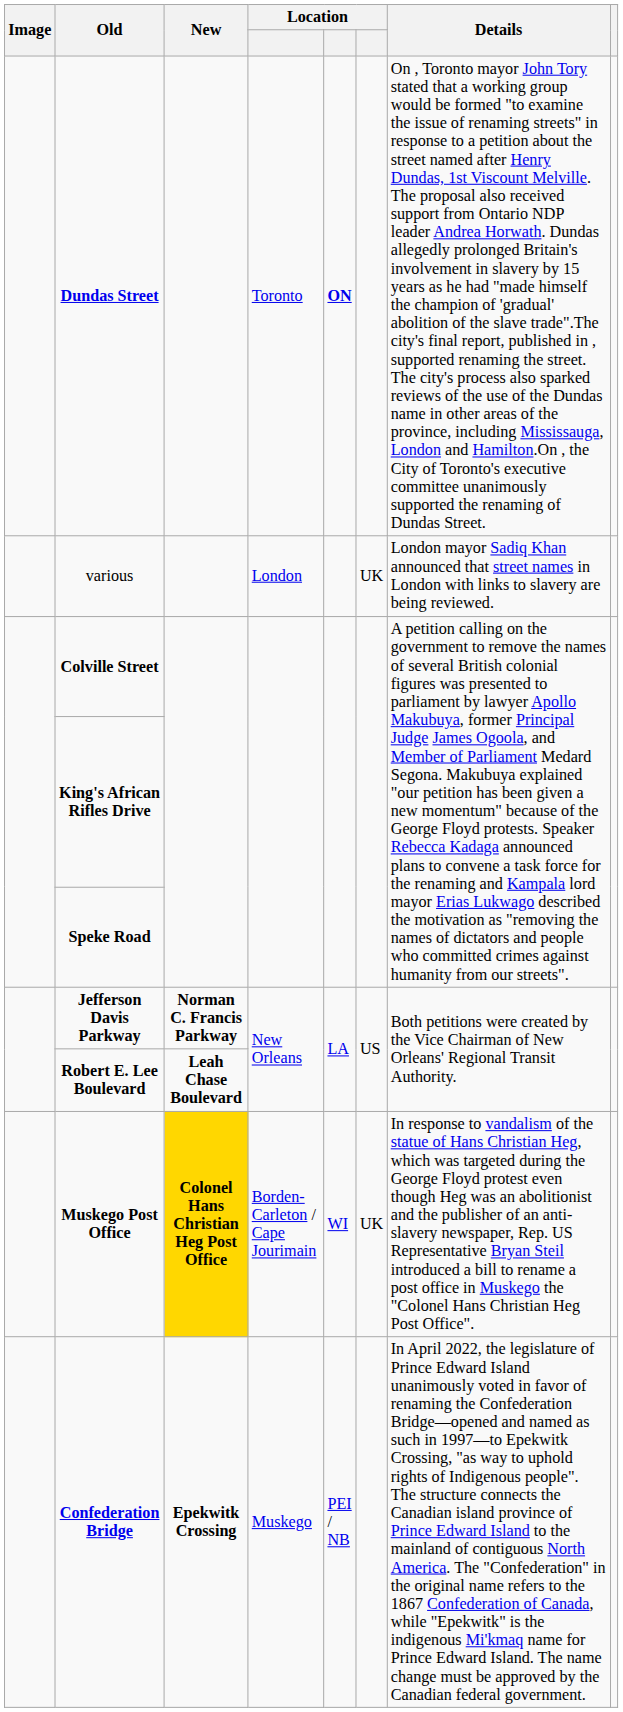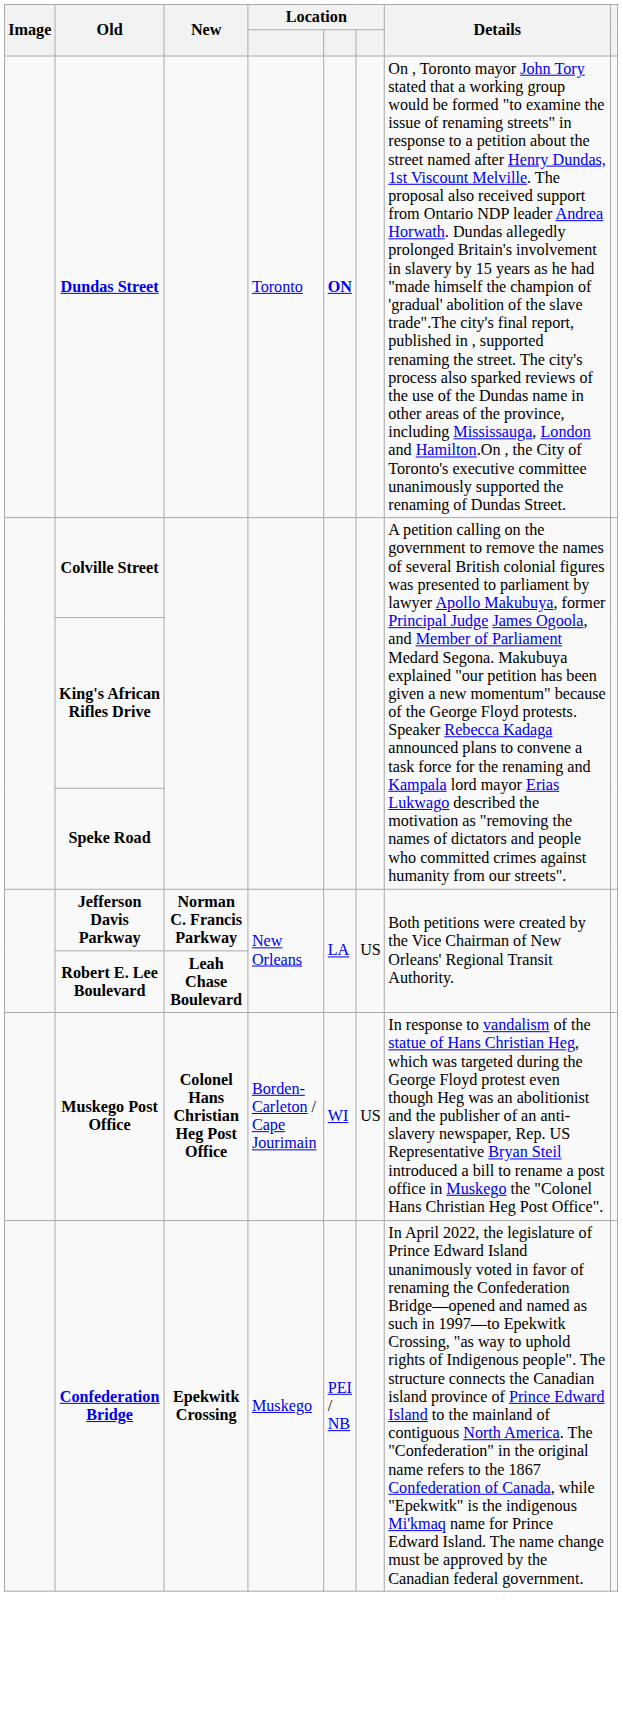- row: (110, 575)
(206, 1223) gold background -> (206, 1116) no background
(372, 1223) UK -> (370, 1116) US
